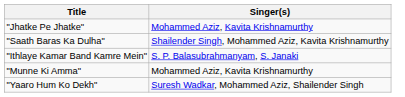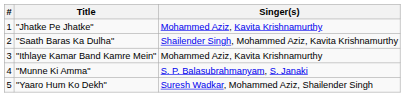+ column: (9, 12)
(225, 56) S. P. Balasubrahmanyam, S. Janaki -> (242, 56) Mohammed Aziz, Kavita Krishnamurthy
(232, 71) Mohammed Aziz, Kavita Krishnamurthy -> (234, 71) S. P. Balasubrahmanyam, S. Janaki
